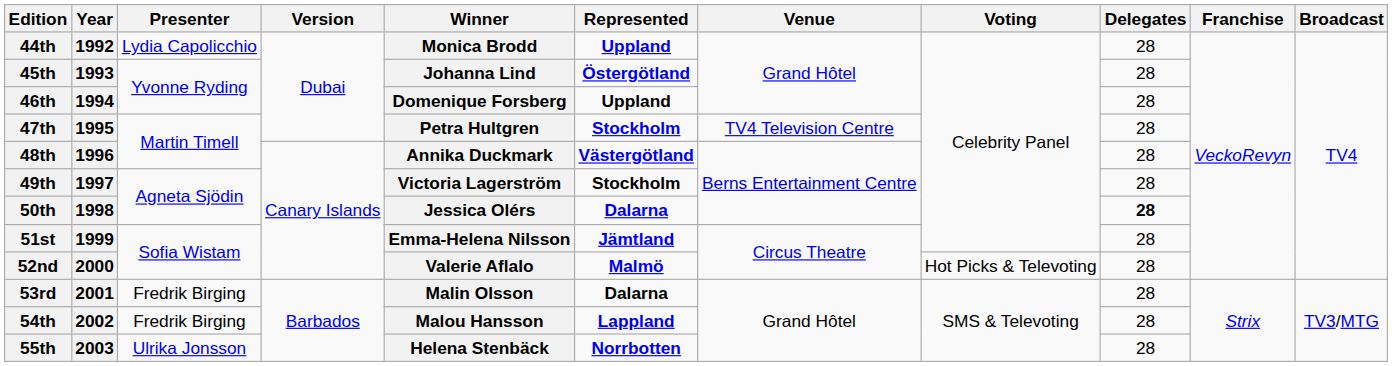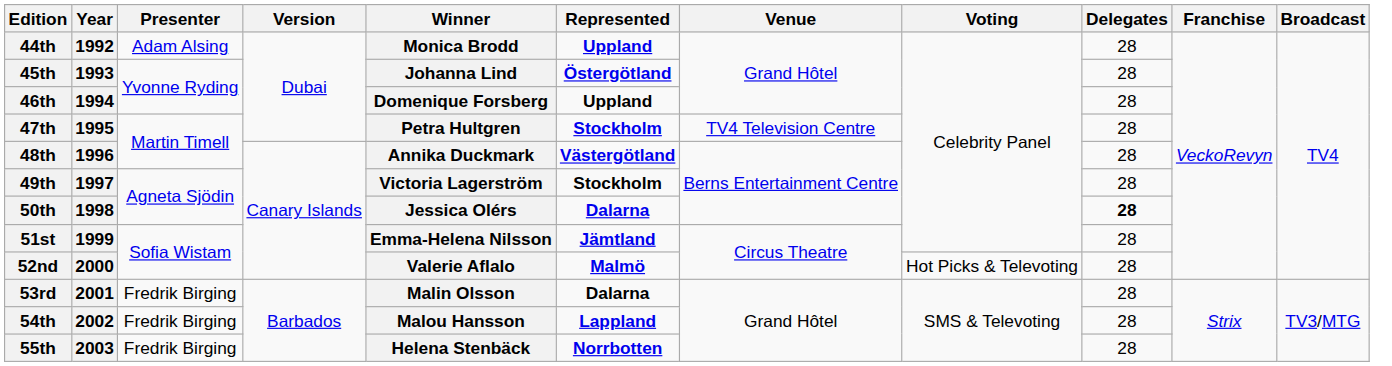(189, 46) Lydia Capolicchio -> (180, 46) Adam Alsing
(189, 348) Ulrika Jonsson -> (180, 348) Fredrik Birging
